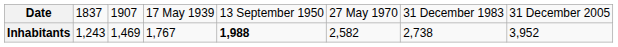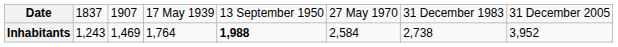(161, 32) 1,767 -> (161, 32) 1,764
(344, 32) 2,582 -> (344, 32) 2,584
